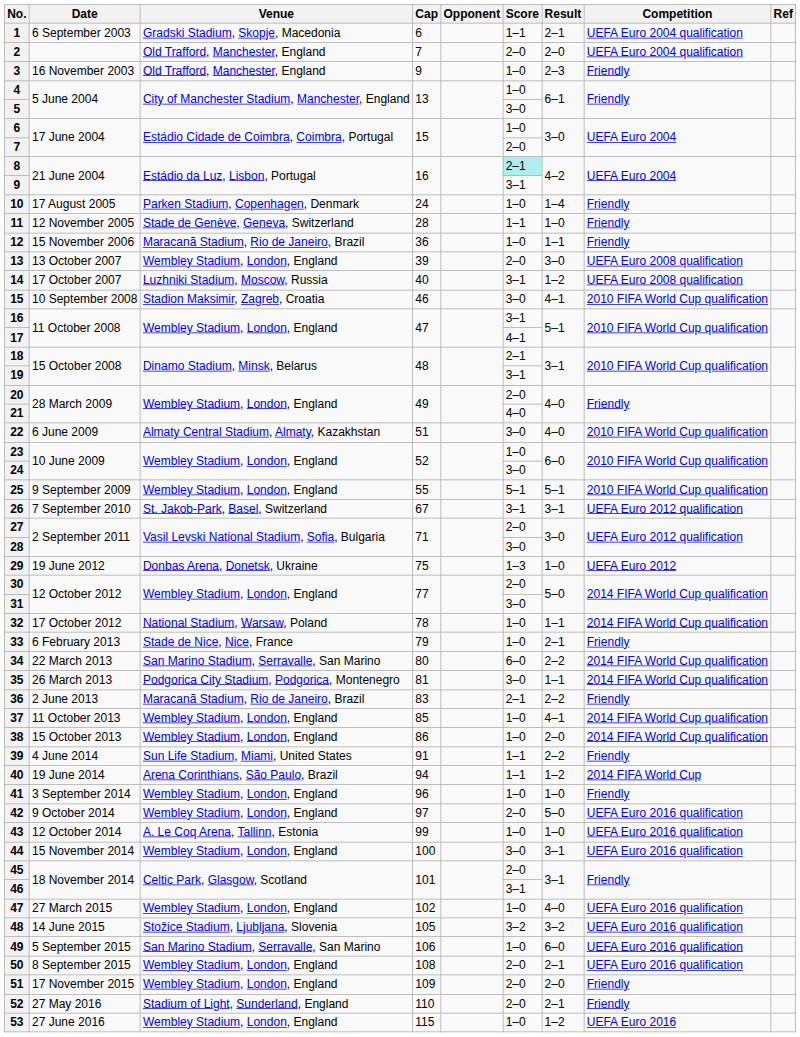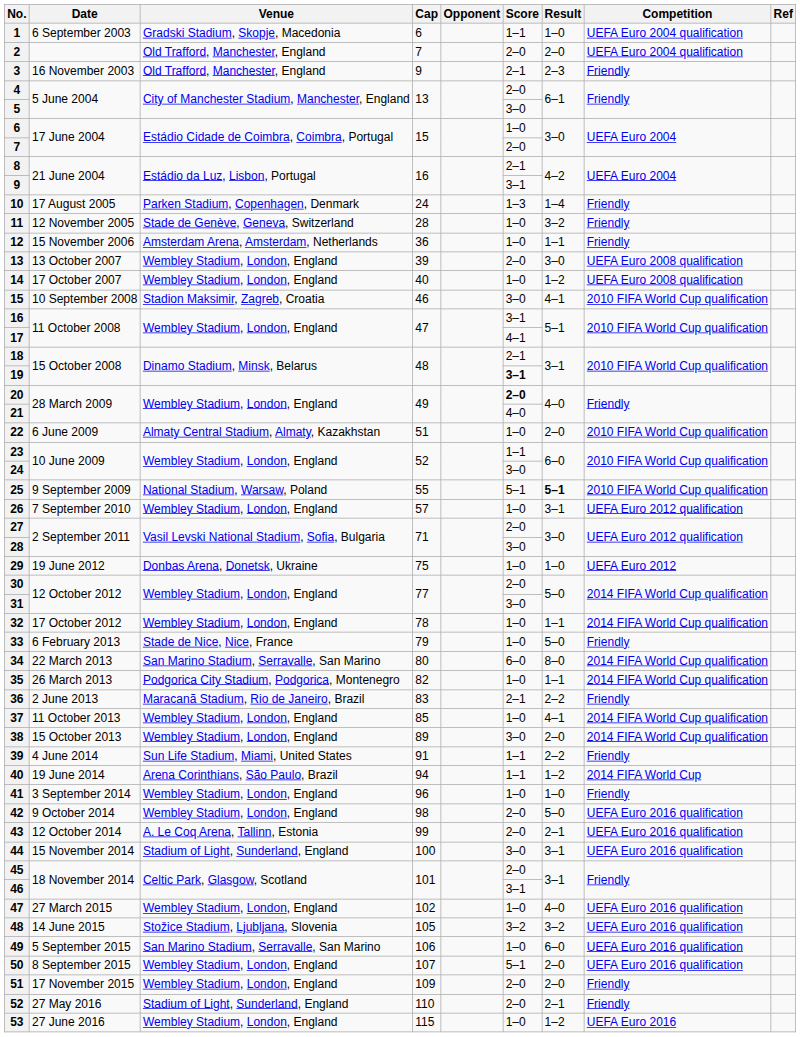(555, 33) 2–1 -> (555, 33) 1–0
(516, 71) 1–0 -> (516, 71) 2–1
(516, 90) 1–0 -> (516, 90) 2–0
(516, 166) paleturquoise background -> (516, 166) no background
(516, 204) 1–0 -> (516, 204) 1–3
(516, 223) 1–1 -> (516, 223) 1–0
(555, 223) 1–0 -> (555, 223) 3–2
(254, 242) Maracanã Stadium, Rio de Janeiro, Brazil -> (260, 242) Amsterdam Arena, Amsterdam, Netherlands
(235, 280) Luzhniki Stadium, Moscow, Russia -> (240, 280) Wembley Stadium, London, England
(516, 280) 3–1 -> (516, 280) 1–0
(516, 375) normal -> (516, 375) bold
(516, 394) normal -> (516, 394) bold
(516, 432) 3–0 -> (516, 432) 1–0
(555, 432) 4–0 -> (555, 432) 2–0
(516, 451) 1–0 -> (516, 451) 1–1
(240, 489) Wembley Stadium, London, England -> (235, 489) National Stadium, Warsaw, Poland
(555, 489) normal -> (555, 489) bold
(235, 508) St. Jakob-Park, Basel, Switzerland -> (240, 508) Wembley Stadium, London, England
(422, 508) 67 -> (422, 508) 57
(516, 508) 3–1 -> (516, 508) 1–0
(516, 565) 1–3 -> (516, 565) 1–0
(235, 623) National Stadium, Warsaw, Poland -> (240, 623) Wembley Stadium, London, England
(555, 642) 2–1 -> (555, 642) 5–0
(555, 661) 2–2 -> (555, 661) 8–0
(422, 680) 81 -> (422, 680) 82
(516, 680) 3–0 -> (516, 680) 1–0
(422, 737) 86 -> (422, 737) 89
(516, 737) 1–0 -> (516, 737) 3–0
(422, 813) 97 -> (422, 813) 98
(516, 832) 1–0 -> (516, 832) 2–0
(555, 832) 1–0 -> (555, 832) 2–1
(240, 851) Wembley Stadium, London, England -> (246, 851) Stadium of Light, Sunderland, England
(425, 965) 108 -> (425, 965) 107
(516, 965) 2–0 -> (516, 965) 5–1
(555, 965) 2–1 -> (555, 965) 2–0
